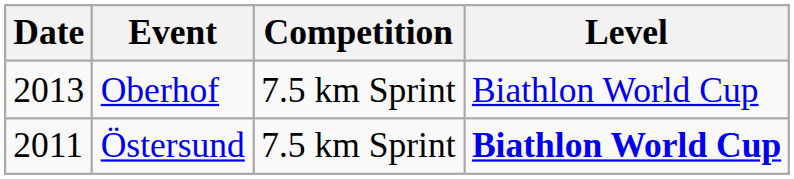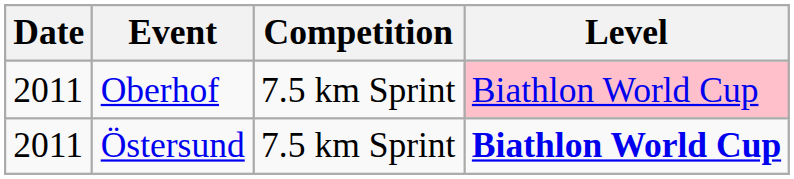(49, 88) 2013 -> (48, 88) 2011
(615, 88) no background -> (615, 88) pink background
